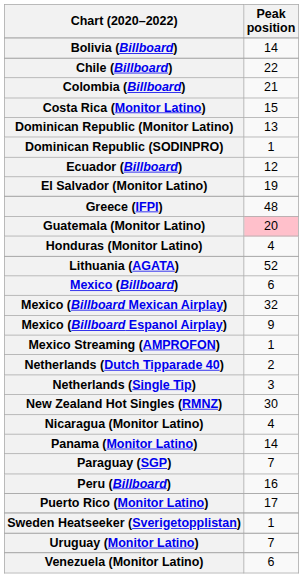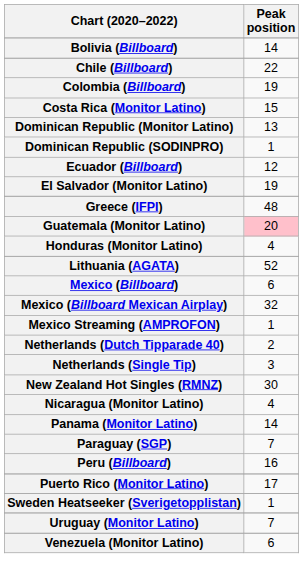(271, 87) 21 -> (271, 87) 19
- row: (124, 325)
